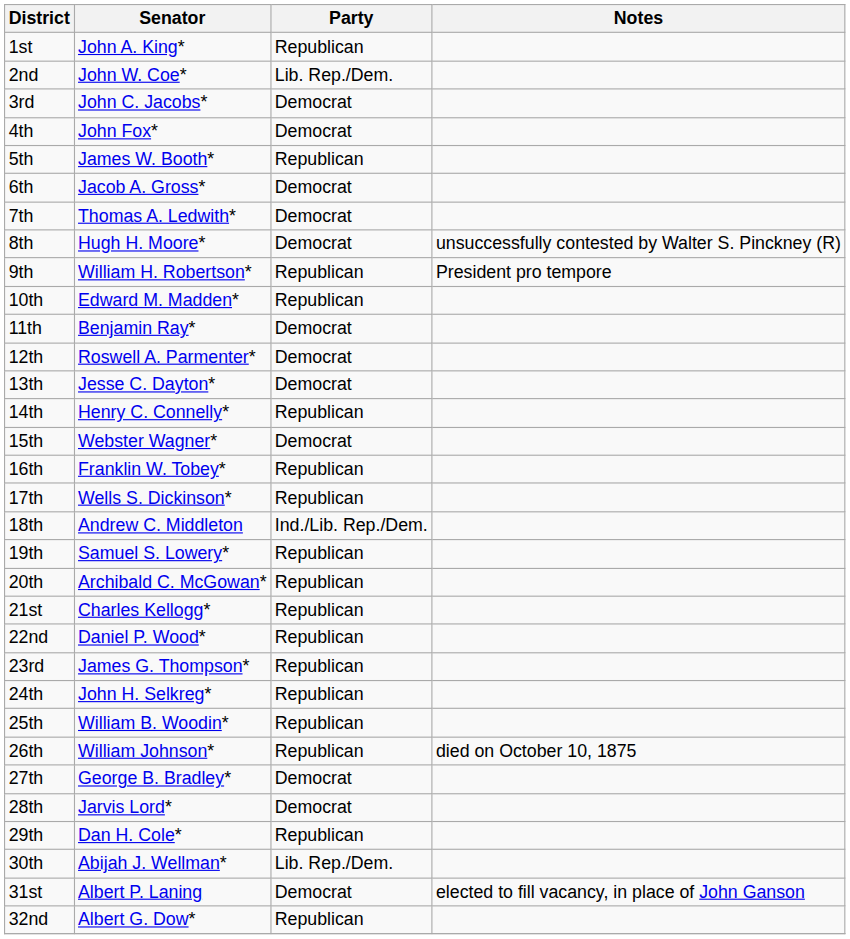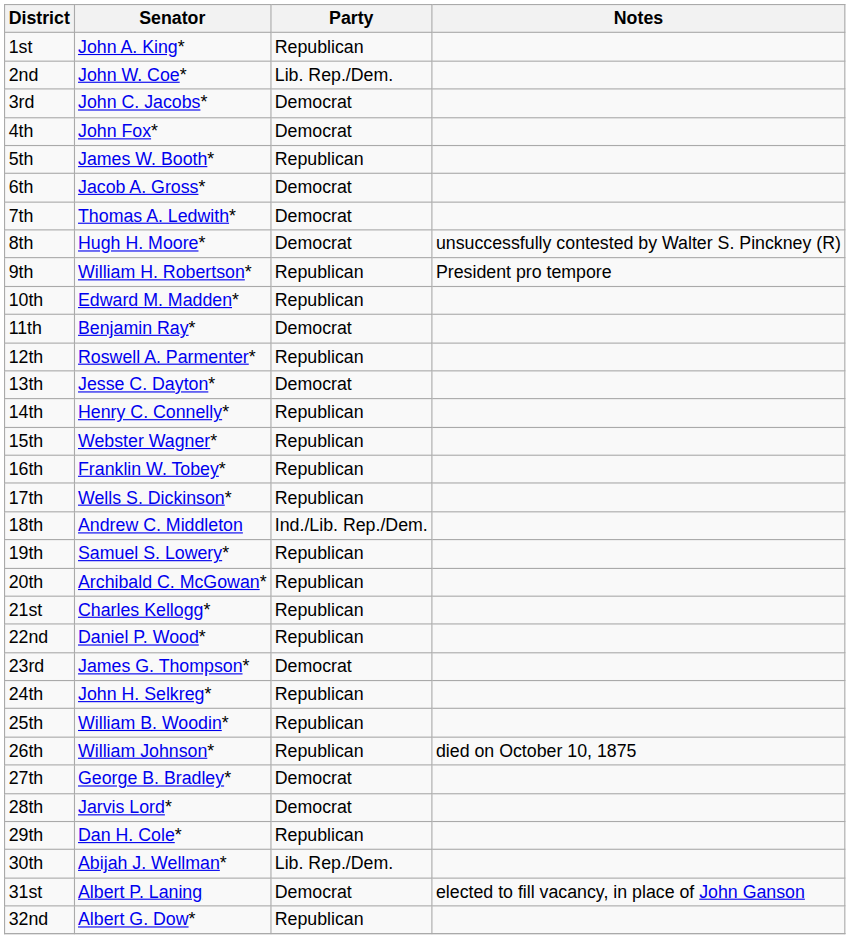(313, 356) Democrat -> (319, 356) Republican
(313, 441) Democrat -> (319, 441) Republican
(319, 666) Republican -> (313, 666) Democrat
